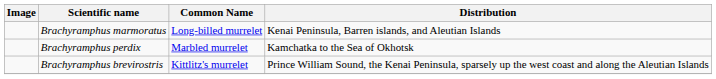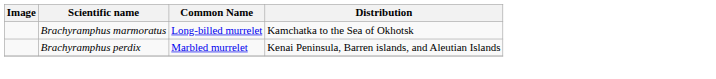(384, 30) Kenai Peninsula, Barren islands, and Aleutian Islands -> (341, 30) Kamchatka to the Sea of Okhotsk
(341, 47) Kamchatka to the Sea of Okhotsk -> (384, 47) Kenai Peninsula, Barren islands, and Aleutian Islands
- row: (102, 64)
